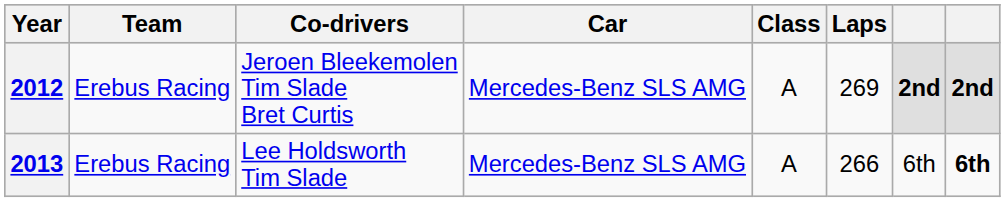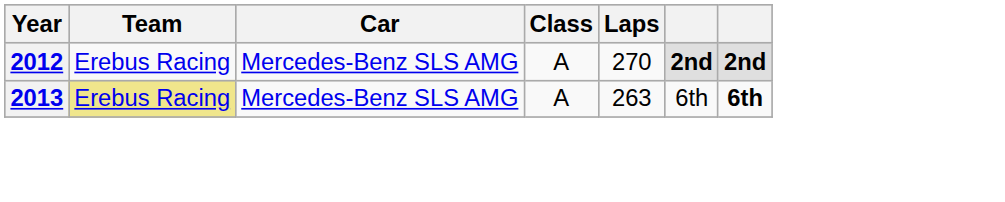- column: (349, 24)
(859, 88) 269 -> (632, 62) 270
(152, 165) no background -> (152, 99) khaki background
(859, 165) 266 -> (632, 99) 263
